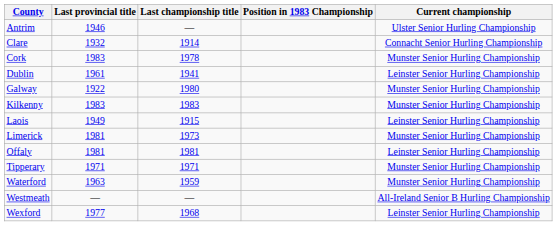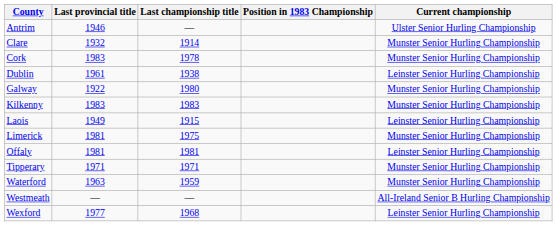(464, 43) Connacht Senior Hurling Championship -> (464, 43) Munster Senior Hurling Championship
(189, 74) 1941 -> (189, 74) 1938
(189, 136) 1973 -> (189, 136) 1975
